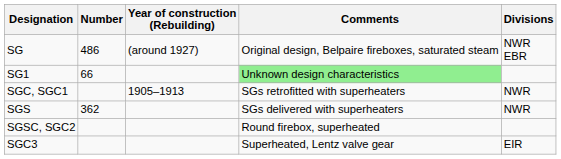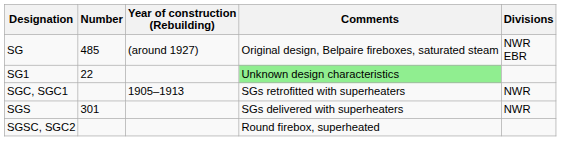(90, 50) 486 -> (90, 50) 485
(87, 74) 66 -> (87, 74) 22
(90, 109) 362 -> (90, 109) 301
- row: (22, 145)
